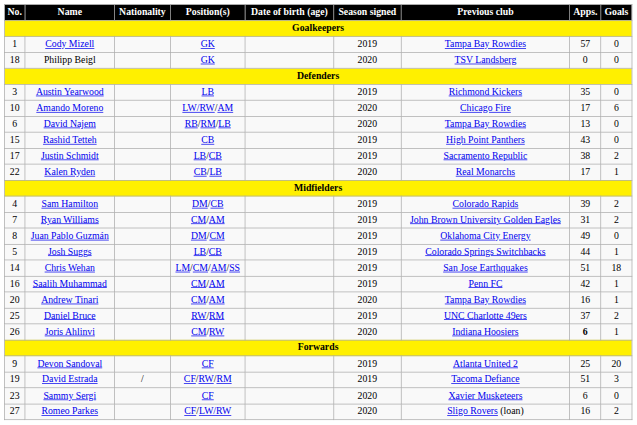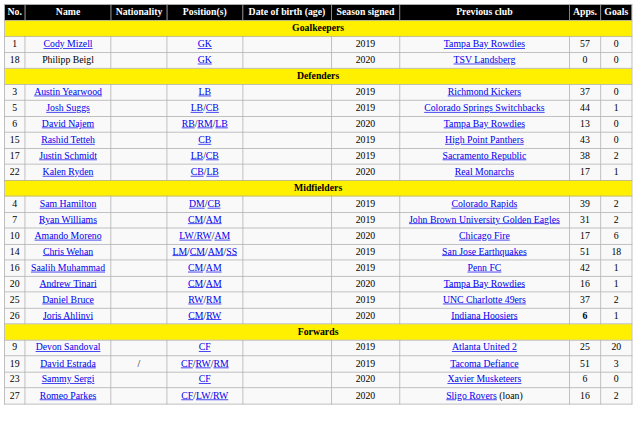(585, 92) 35 -> (585, 92) 37
rows swapped: (70, 251) <-> (70, 108)
- row: (70, 235)
